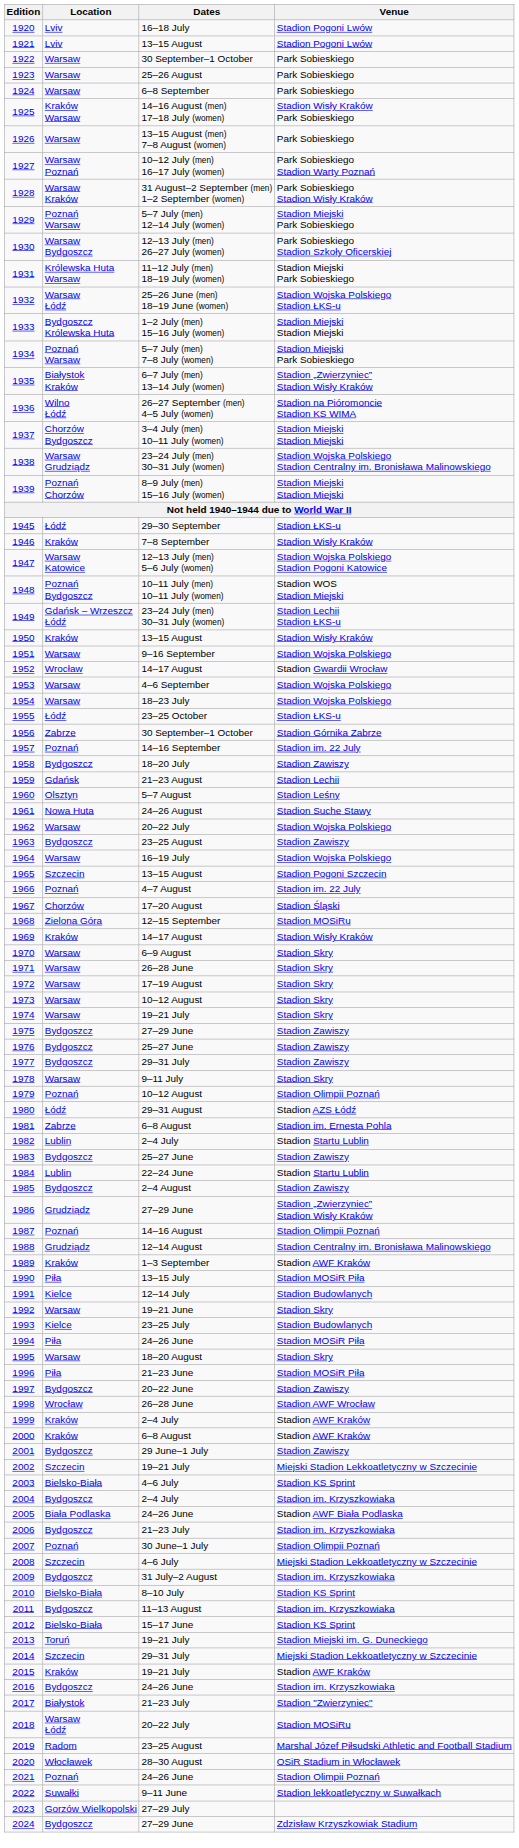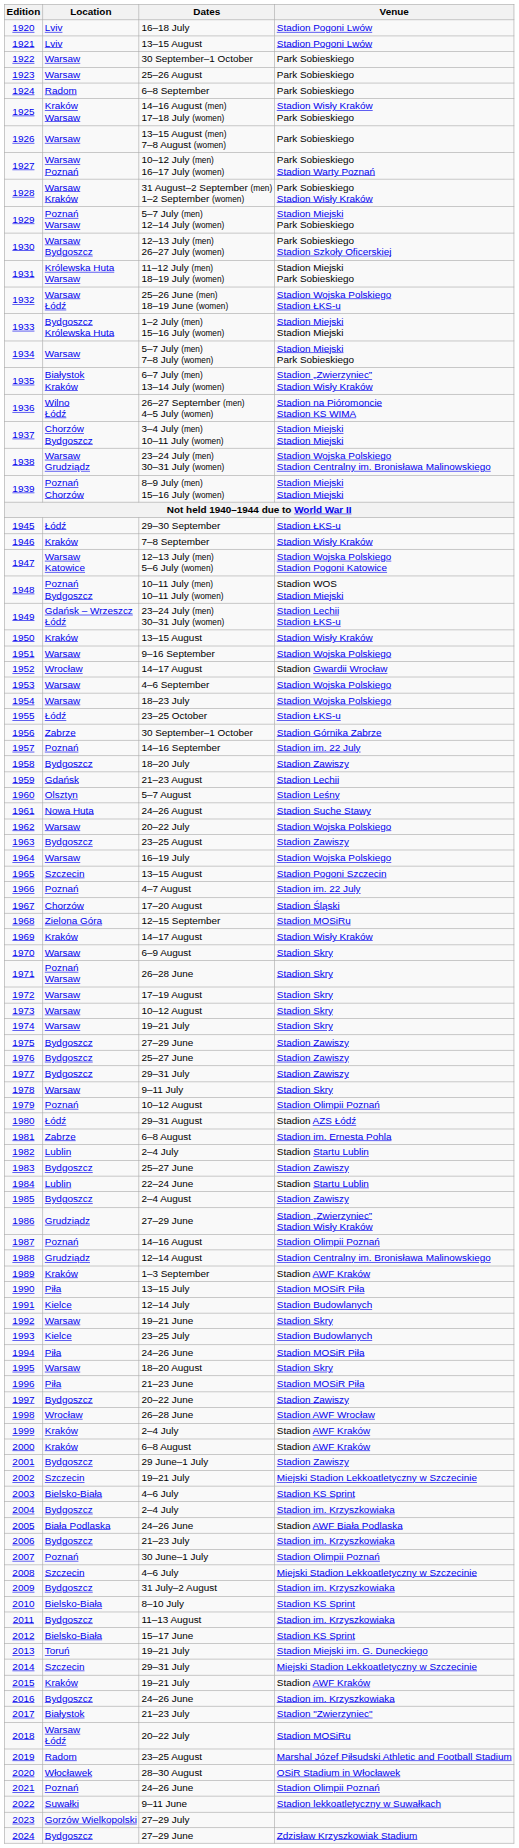(63, 91) Warsaw -> (61, 91) Radom
(63, 354) Poznań Warsaw -> (63, 354) Warsaw
(63, 968) Warsaw -> (63, 973) Poznań Warsaw
